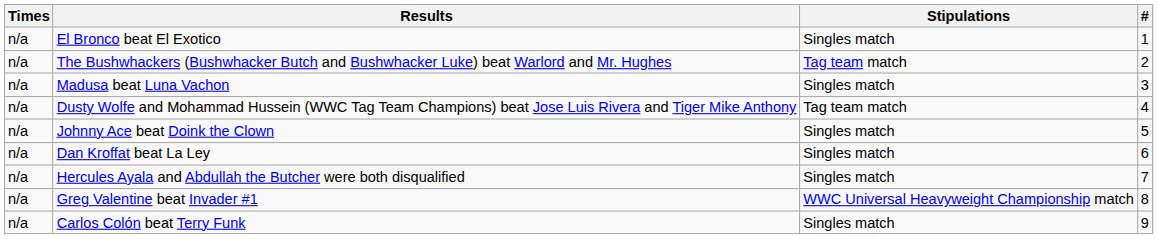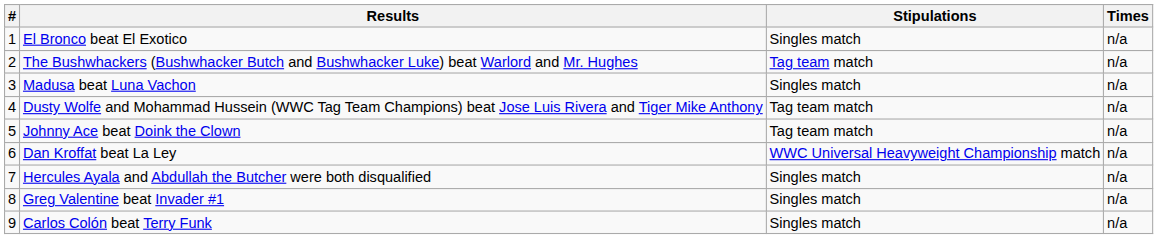columns swapped: (1145, 16) <-> (29, 16)
(849, 130) Singles match -> (821, 130) Tag team match
(849, 153) Singles match -> (935, 153) WWC Universal Heavyweight Championship match
(969, 199) WWC Universal Heavyweight Championship match -> (815, 199) Singles match
